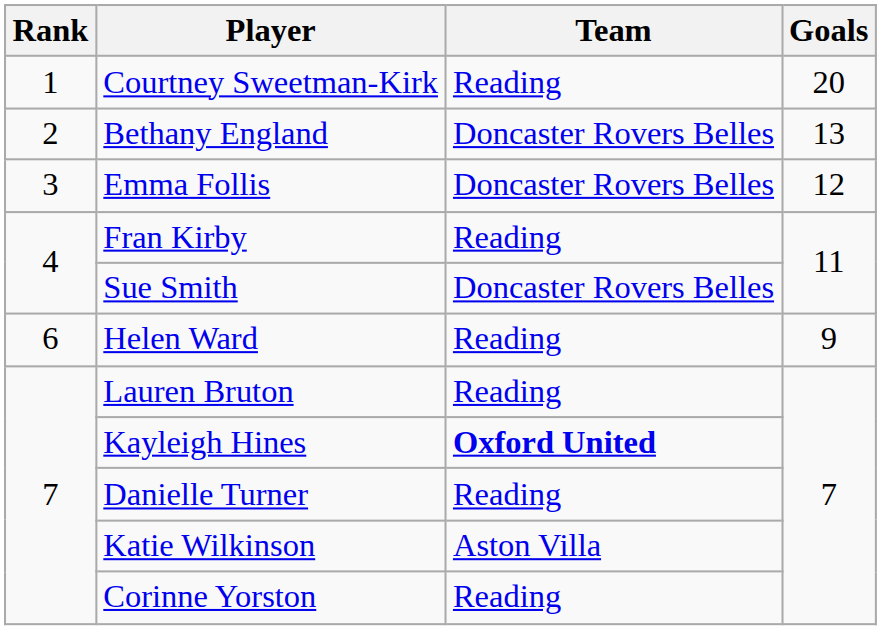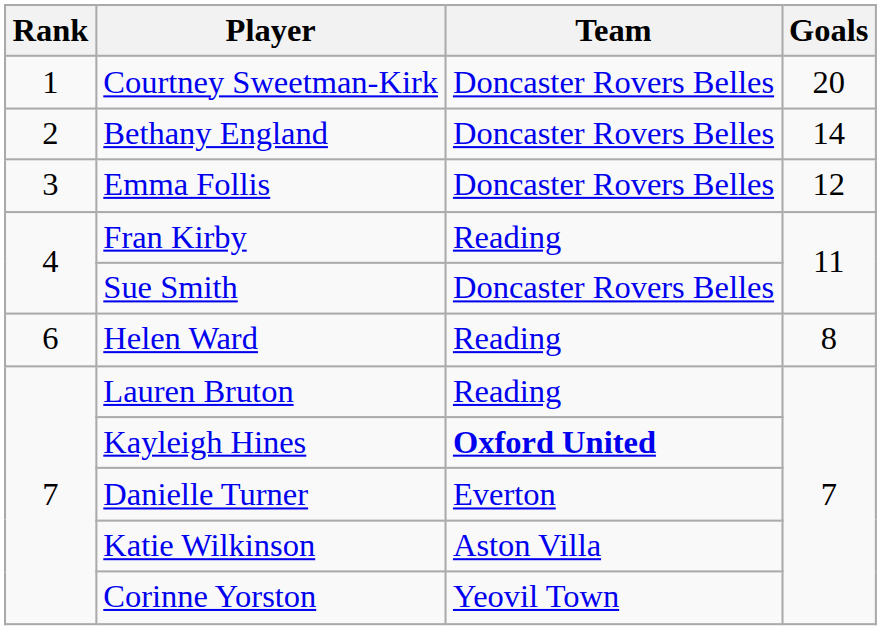(507, 81) Reading -> (614, 81) Doncaster Rovers Belles
(829, 133) 13 -> (829, 133) 14
(829, 339) 9 -> (829, 339) 8
(507, 493) Reading -> (504, 493) Everton
(507, 596) Reading -> (536, 596) Yeovil Town
